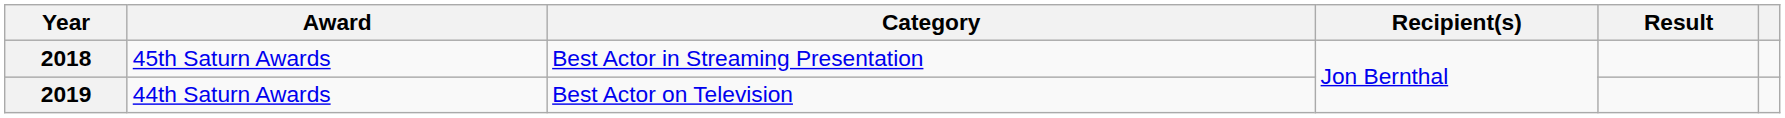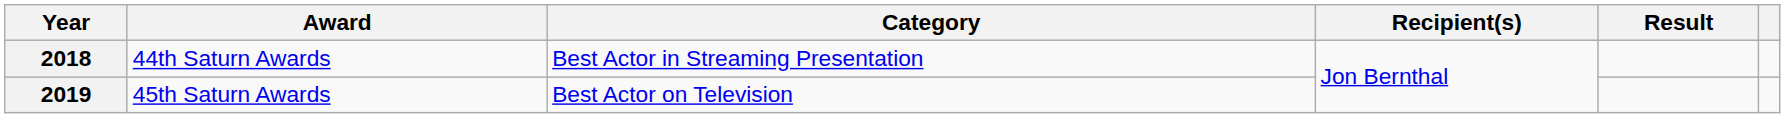(232, 58) 45th Saturn Awards -> (232, 58) 44th Saturn Awards
(232, 94) 44th Saturn Awards -> (232, 94) 45th Saturn Awards
